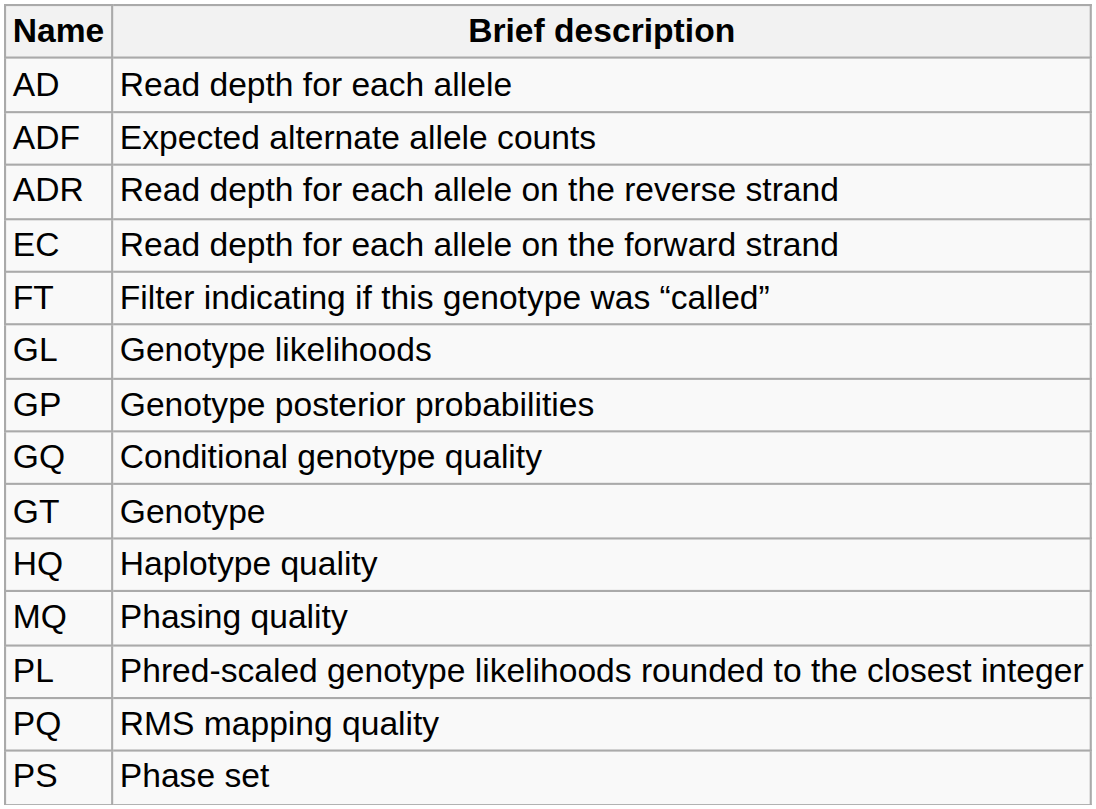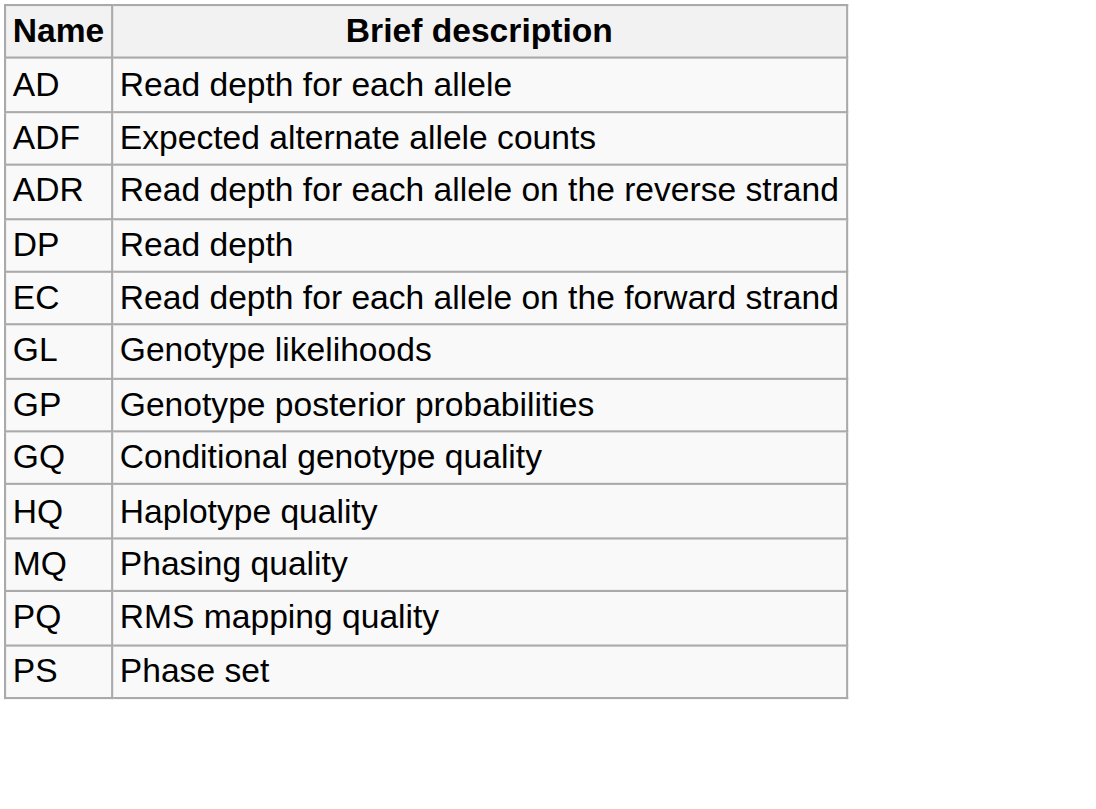+ row: (36, 244)
- row: (33, 297)
- row: (36, 510)
- row: (33, 670)
